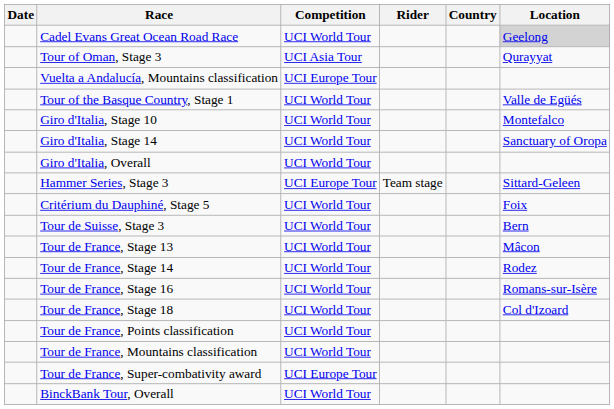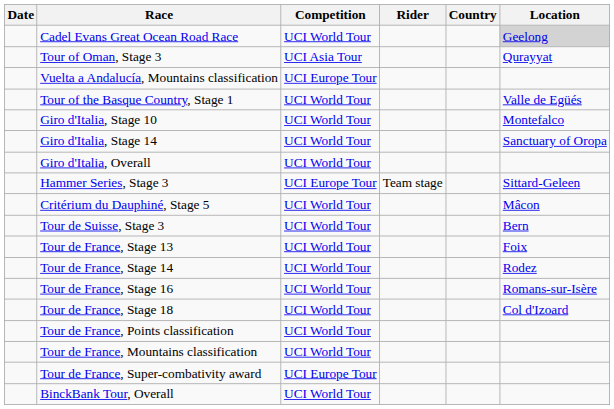(515, 204) Foix -> (521, 204) Mâcon
(521, 246) Mâcon -> (515, 246) Foix
